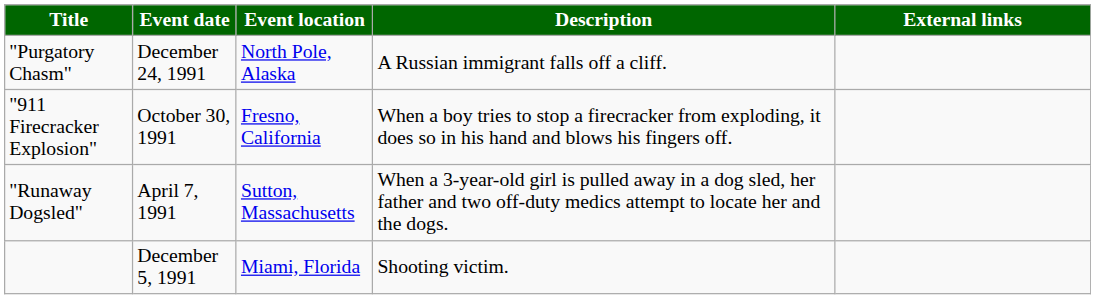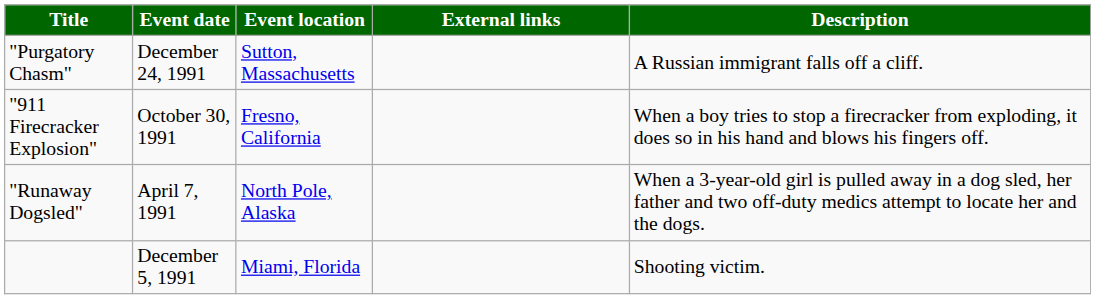columns swapped: (604, 20) <-> (963, 20)
(286, 62) North Pole, Alaska -> (298, 62) Sutton, Massachusetts
(298, 202) Sutton, Massachusetts -> (286, 202) North Pole, Alaska
